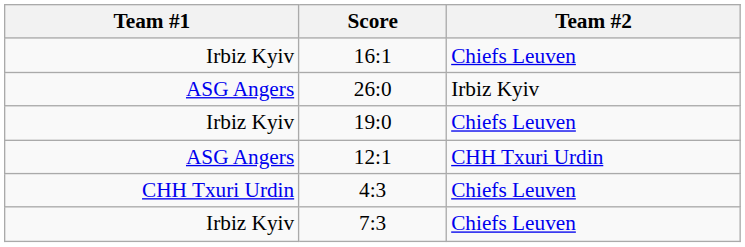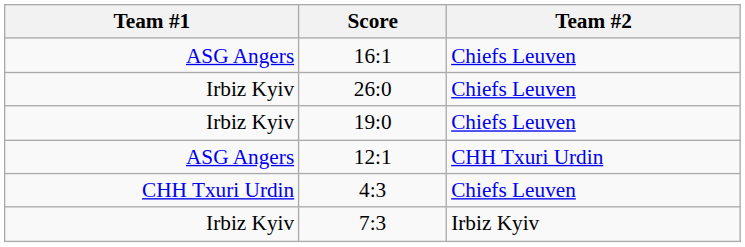(250, 55) Irbiz Kyiv -> (240, 55) ASG Angers
(240, 88) ASG Angers -> (250, 88) Irbiz Kyiv
(495, 88) Irbiz Kyiv -> (514, 88) Chiefs Leuven
(514, 223) Chiefs Leuven -> (495, 223) Irbiz Kyiv
